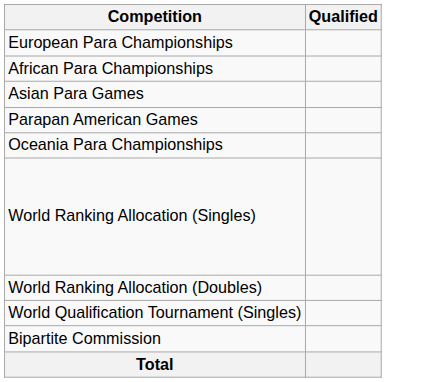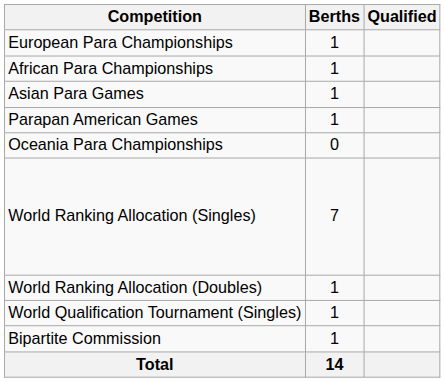+ column: (334, 17)
